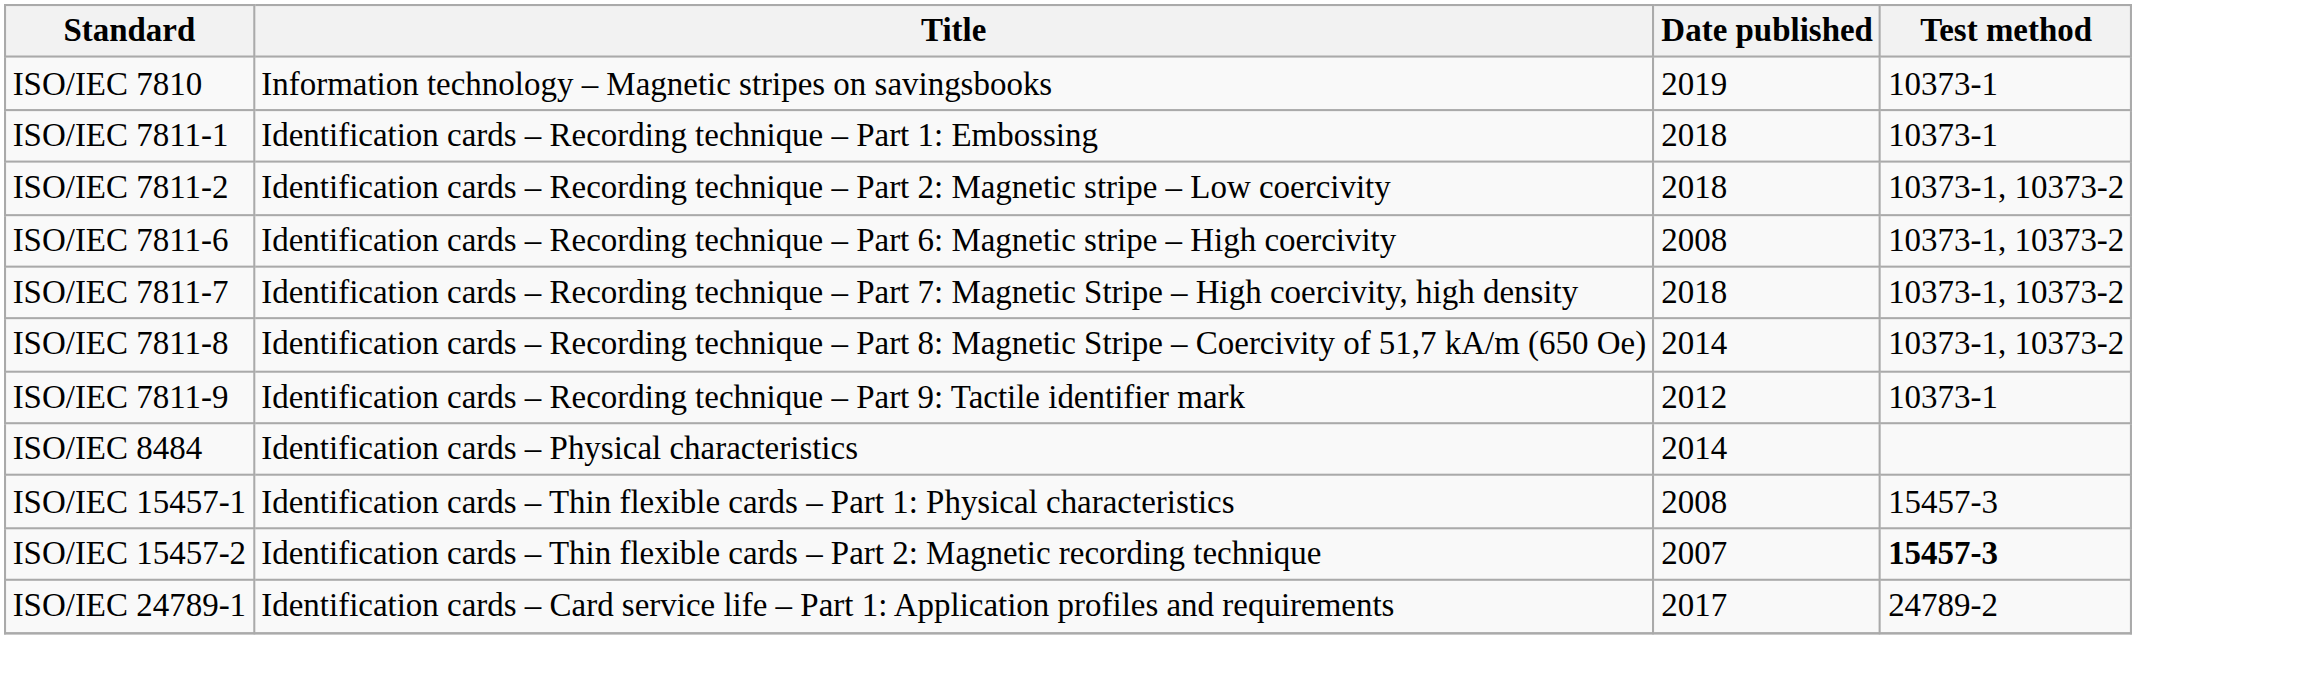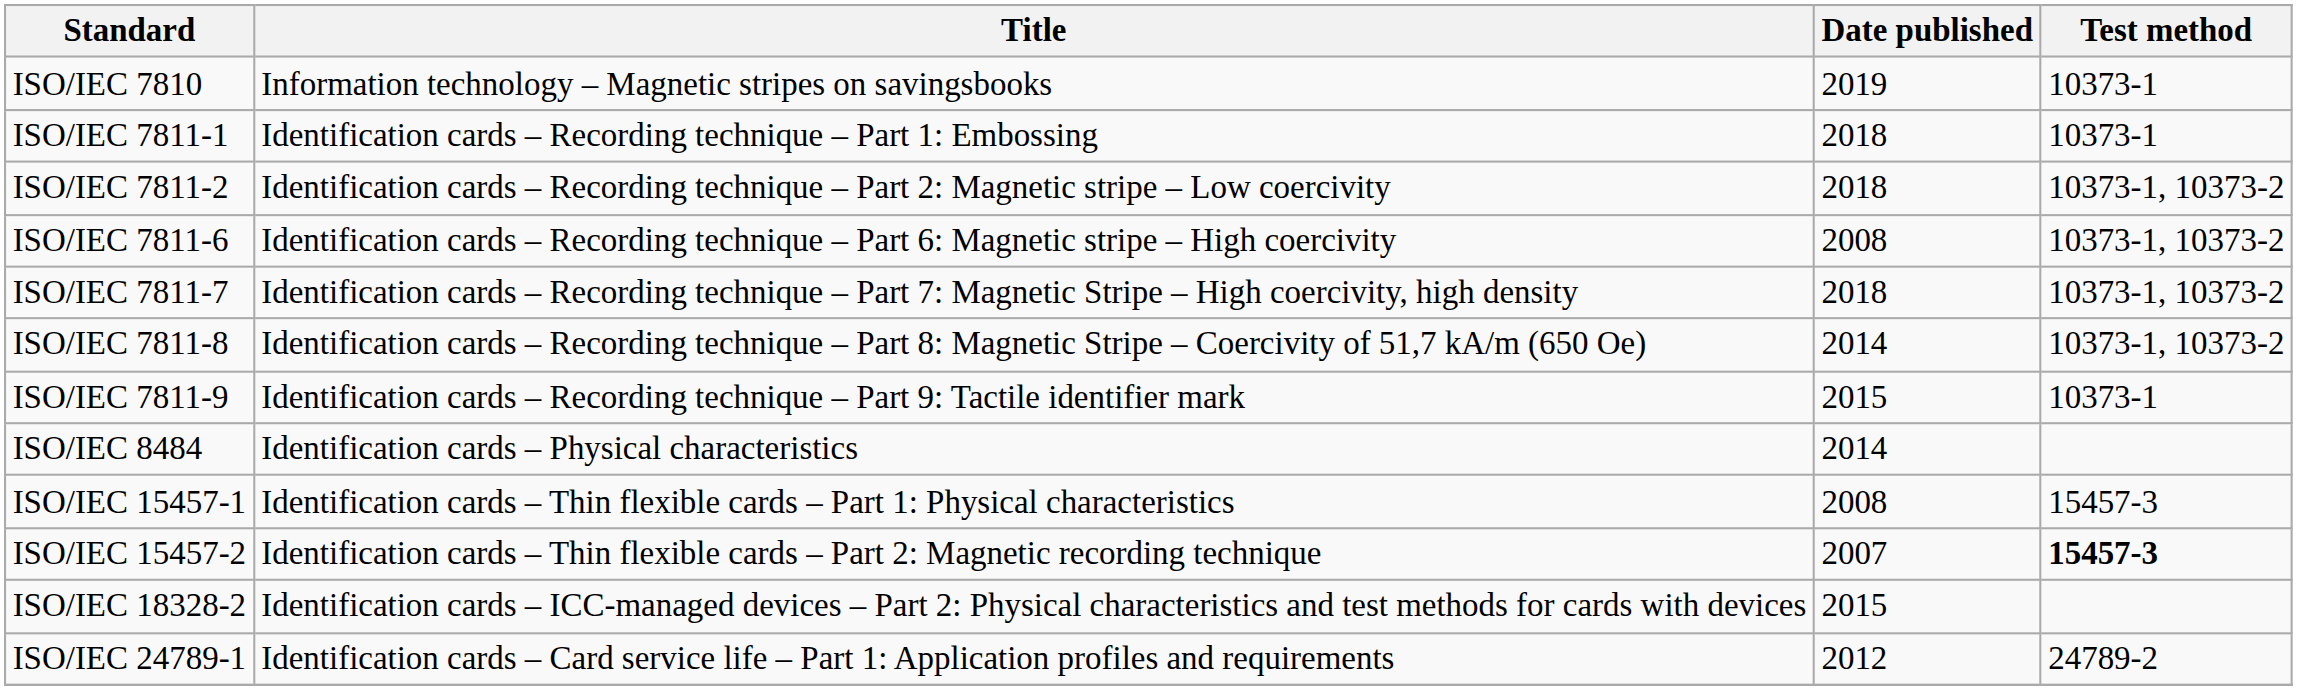(1694, 396) 2012 -> (1854, 396) 2015
+ row: (129, 605)
(1694, 605) 2017 -> (1854, 657) 2012
